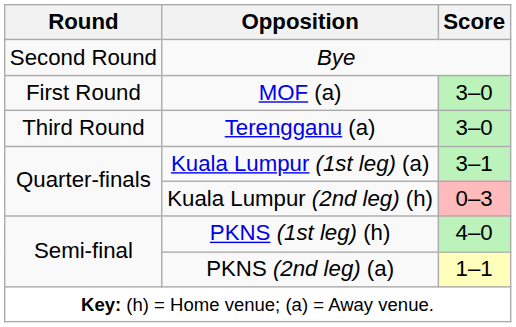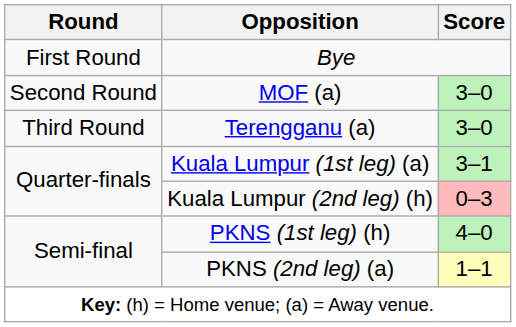(83, 57) Second Round -> (83, 57) First Round
(83, 92) First Round -> (83, 92) Second Round
